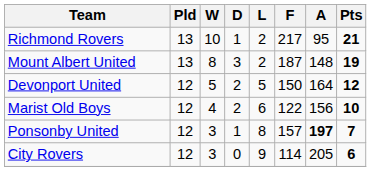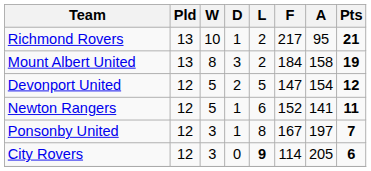(290, 62) 187 -> (290, 62) 184
(321, 62) 148 -> (321, 62) 158
(290, 85) 150 -> (290, 85) 147
(321, 85) 164 -> (321, 85) 154
+ row: (62, 108)
- row: (59, 108)
(290, 131) 157 -> (290, 131) 167
(321, 131) bold -> (321, 131) normal
(262, 154) normal -> (262, 154) bold
